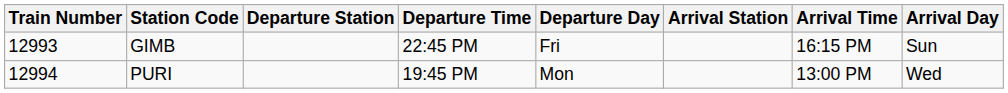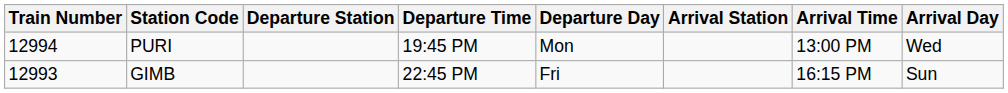rows swapped: (153, 46) <-> (151, 74)
